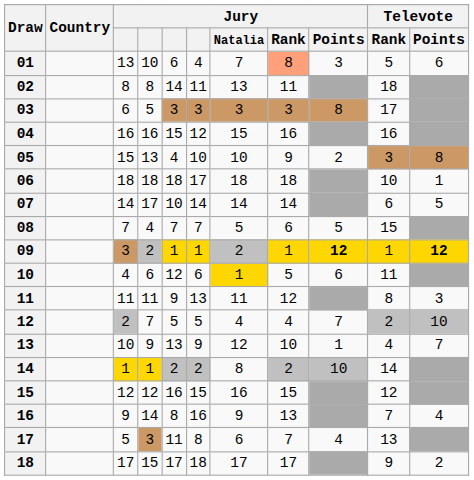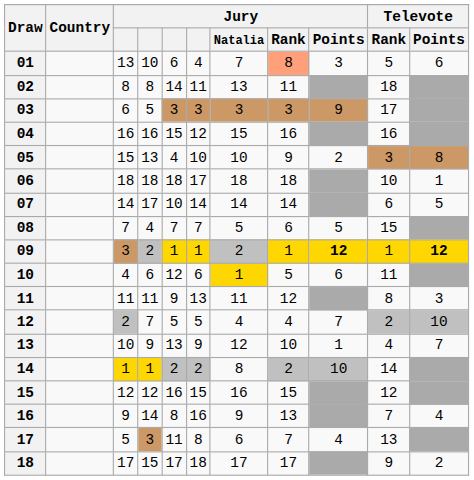(339, 110) 8 -> (339, 110) 9
